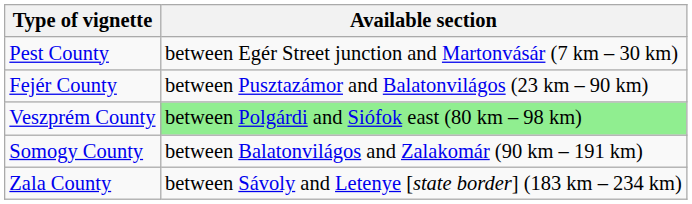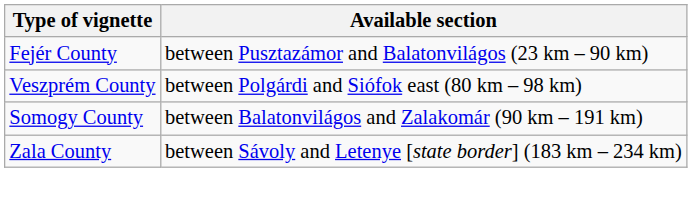- row: (59, 53)
(373, 118) lightgreen background -> (373, 85) no background
